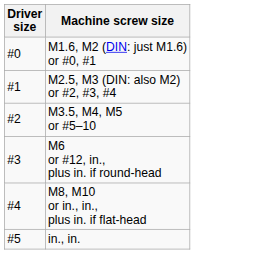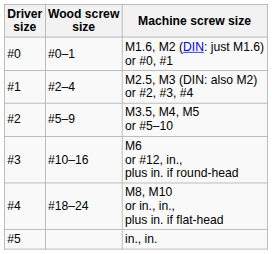+ column: (84, 20)
